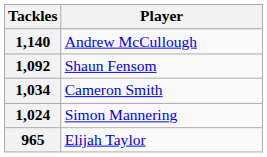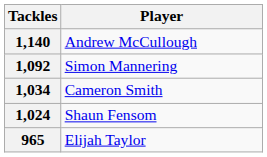(111, 66) Shaun Fensom -> (121, 66) Simon Mannering
(121, 115) Simon Mannering -> (111, 115) Shaun Fensom
